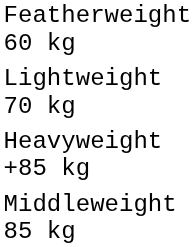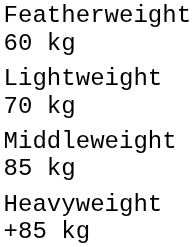rows swapped: (90, 218) <-> (83, 155)
